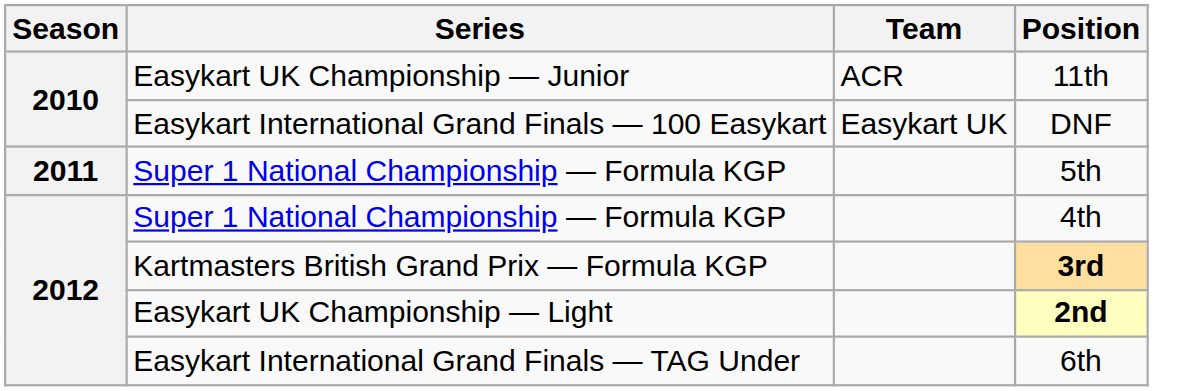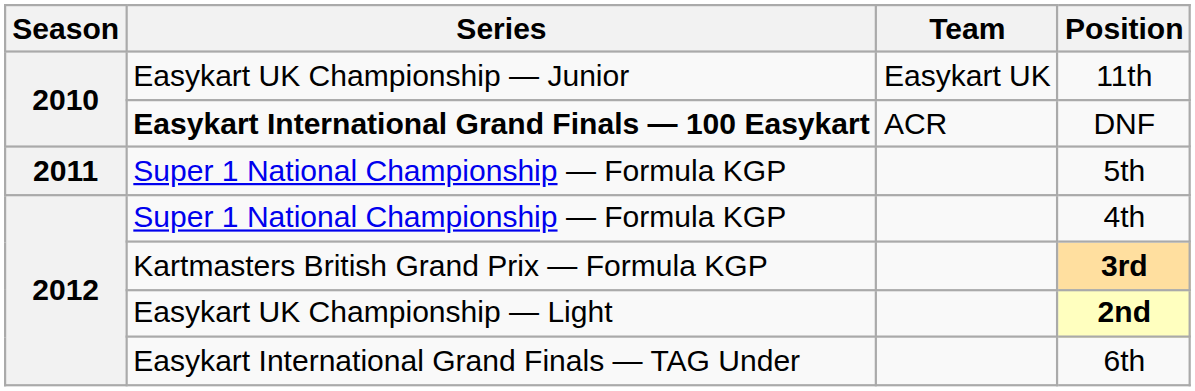(872, 76) ACR -> (967, 76) Easykart UK
(480, 123) normal -> (501, 123) bold
(924, 123) Easykart UK -> (916, 123) ACR
